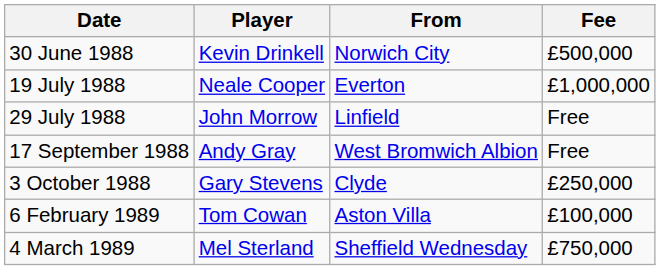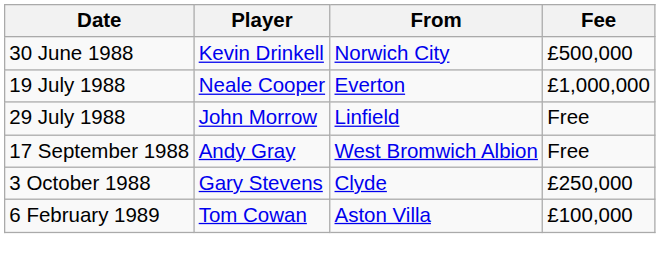- row: (72, 248)
